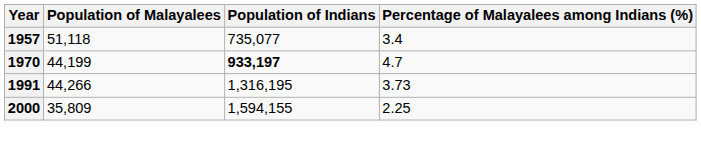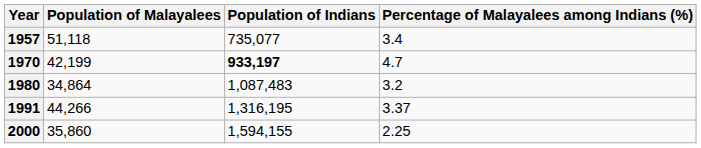(69, 62) 44,199 -> (69, 62) 42,199
+ row: (24, 85)
(396, 85) 3.73 -> (396, 108) 3.37
(69, 108) 35,809 -> (69, 131) 35,860
